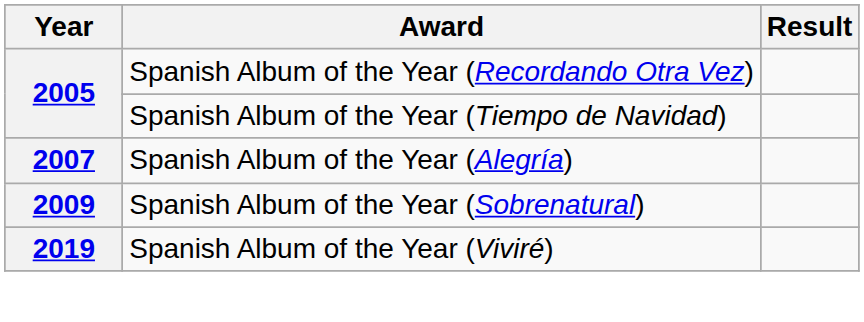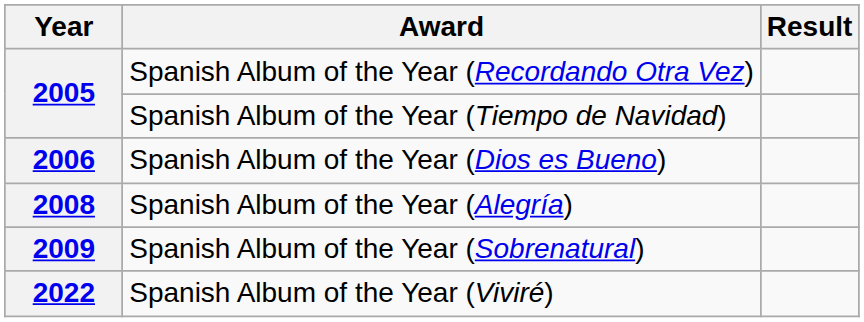+ row: (398, 159)
(64, 159) 2007 -> (64, 204) 2008
(64, 248) 2019 -> (64, 293) 2022
